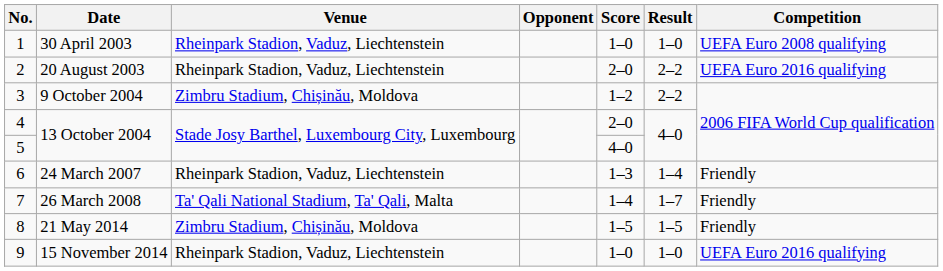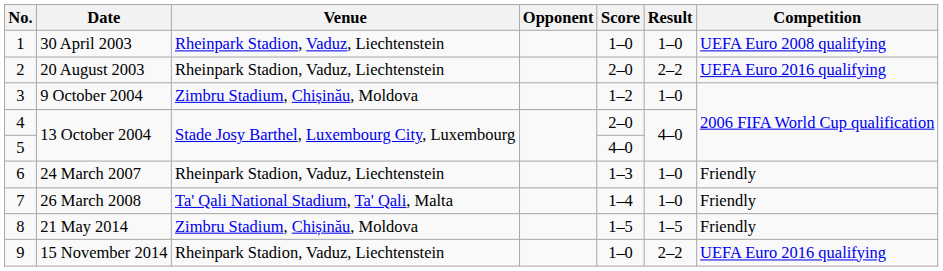(670, 95) 2–2 -> (670, 95) 1–0
(670, 174) 1–4 -> (670, 174) 1–0
(670, 200) 1–7 -> (670, 200) 1–0
(670, 252) 1–0 -> (670, 252) 2–2
